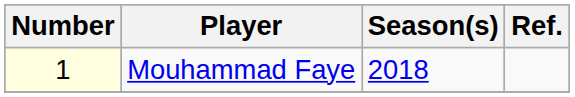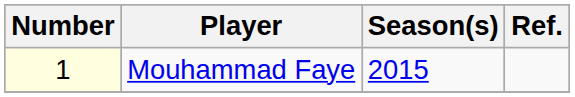(398, 69) 2018 -> (398, 69) 2015
